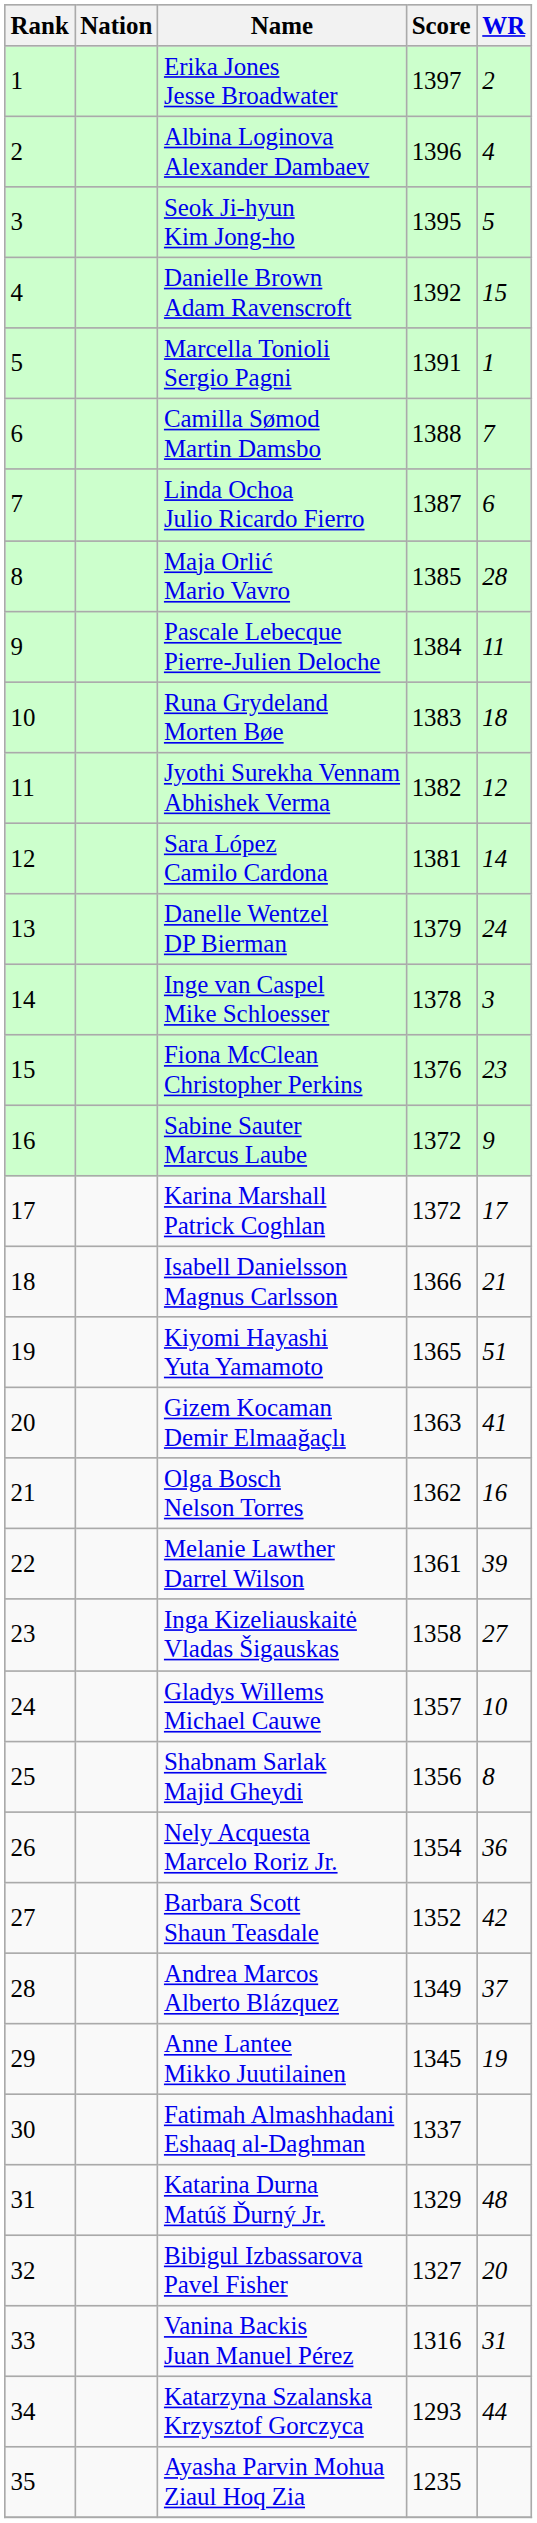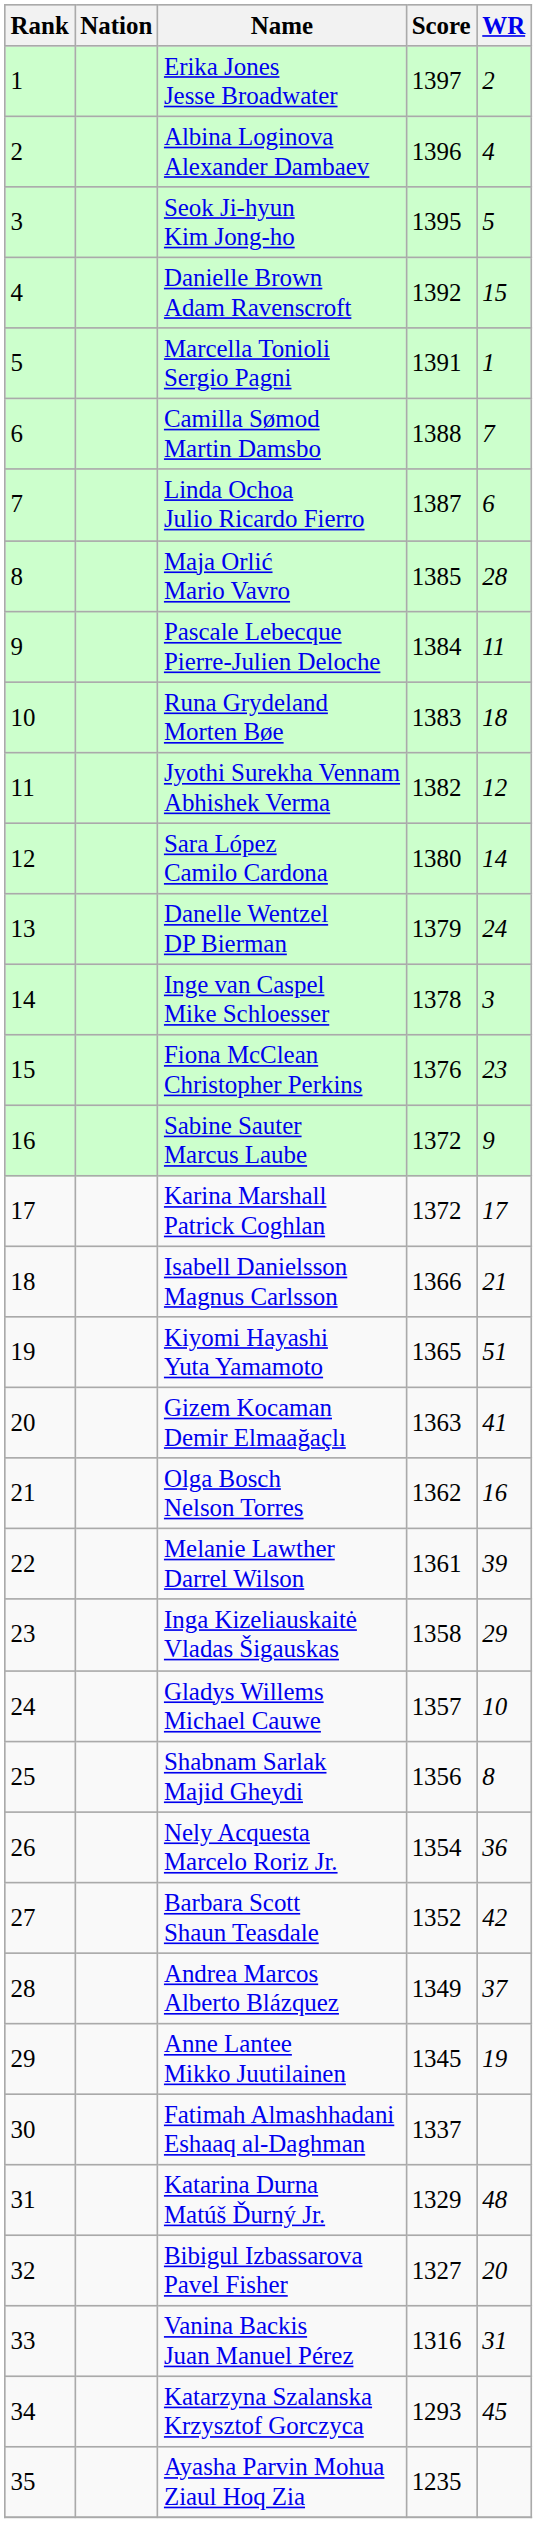(437, 857) 1381 -> (437, 857) 1380
(495, 1634) 27 -> (495, 1634) 29
(495, 2411) 44 -> (495, 2411) 45
